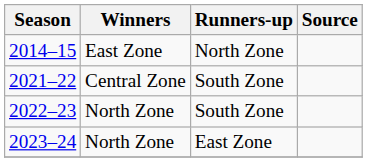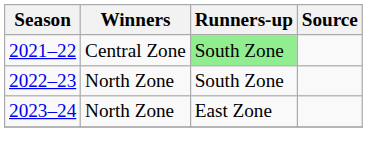- row: (43, 50)
(239, 80) no background -> (239, 50) lightgreen background
